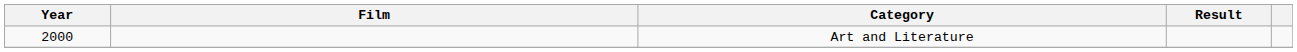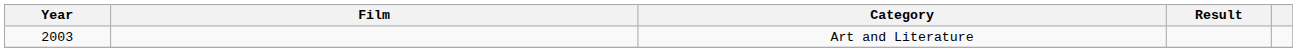(57, 37) 2000 -> (57, 37) 2003
